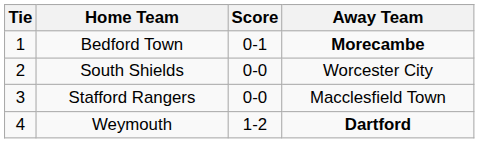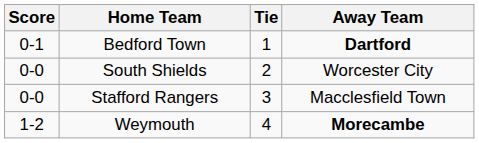columns swapped: (20, 17) <-> (255, 17)
(378, 44) Morecambe -> (378, 44) Dartford
(378, 124) Dartford -> (378, 124) Morecambe
